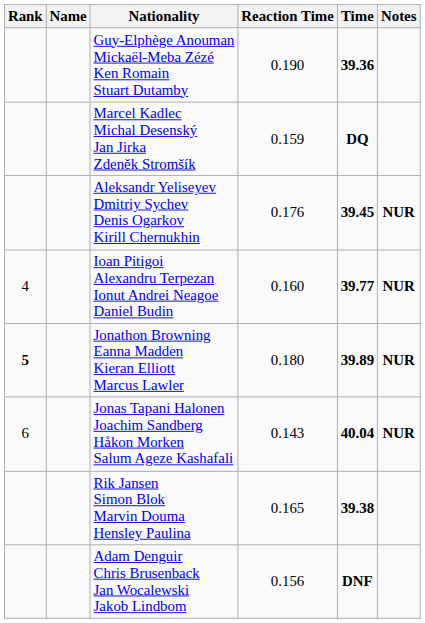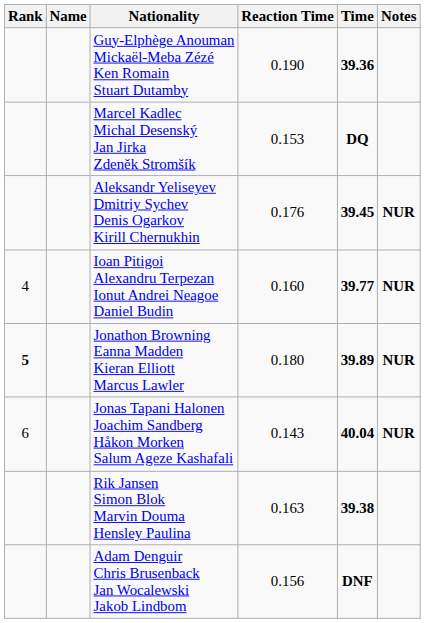(288, 138) 0.159 -> (288, 138) 0.153
(288, 507) 0.165 -> (288, 507) 0.163
